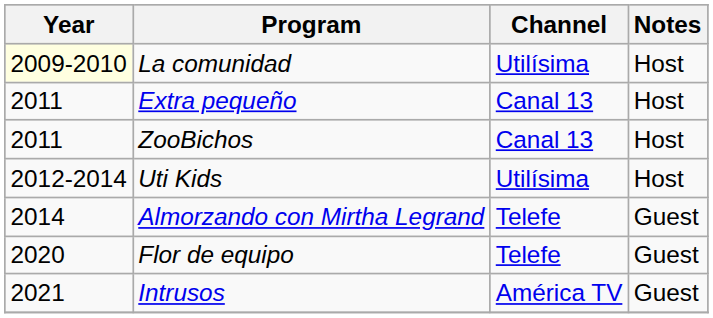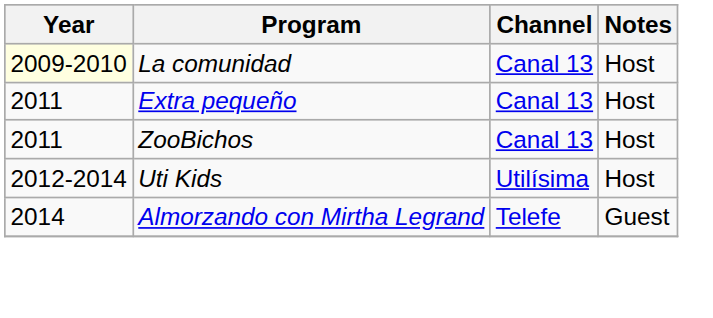(542, 63) Utilísima -> (544, 63) Canal 13
- row: (216, 255)
- row: (182, 294)
